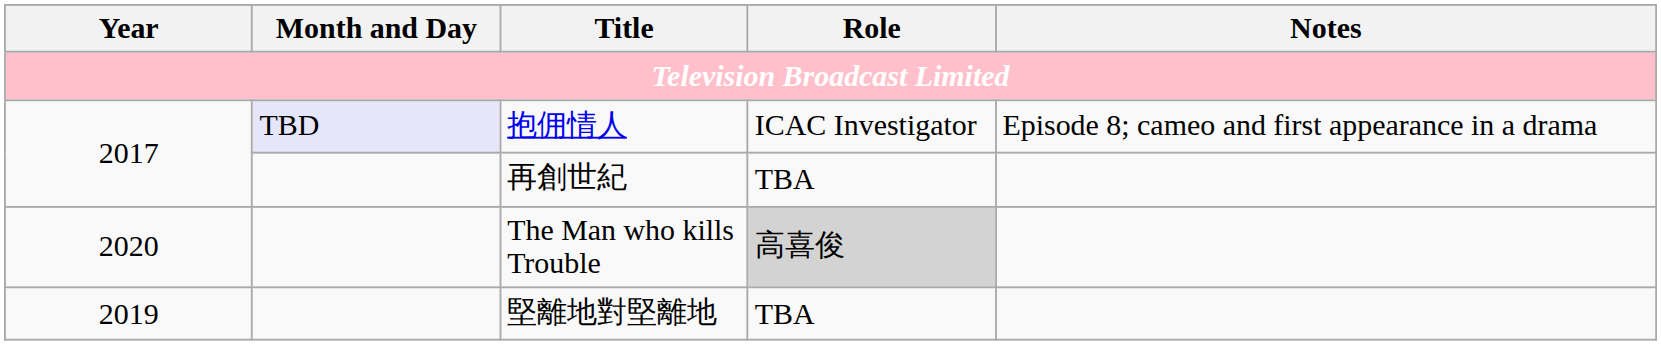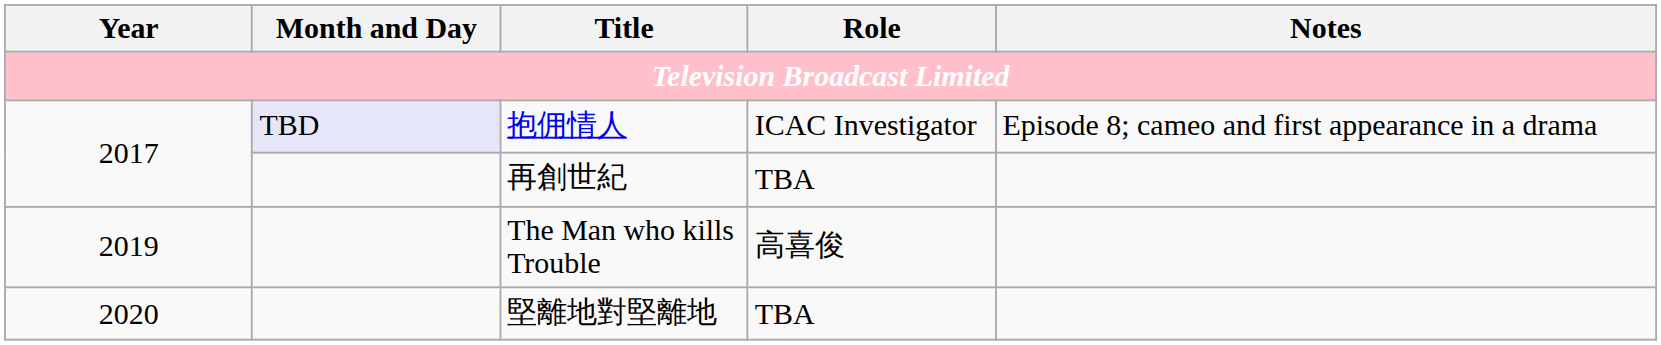(129, 246) 2020 -> (129, 246) 2019
(800, 245) lightgrey background -> (800, 245) no background
(129, 313) 2019 -> (129, 313) 2020
